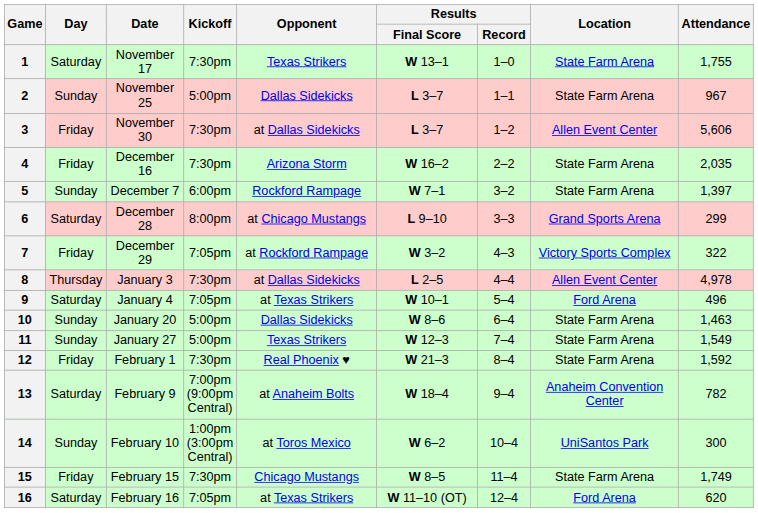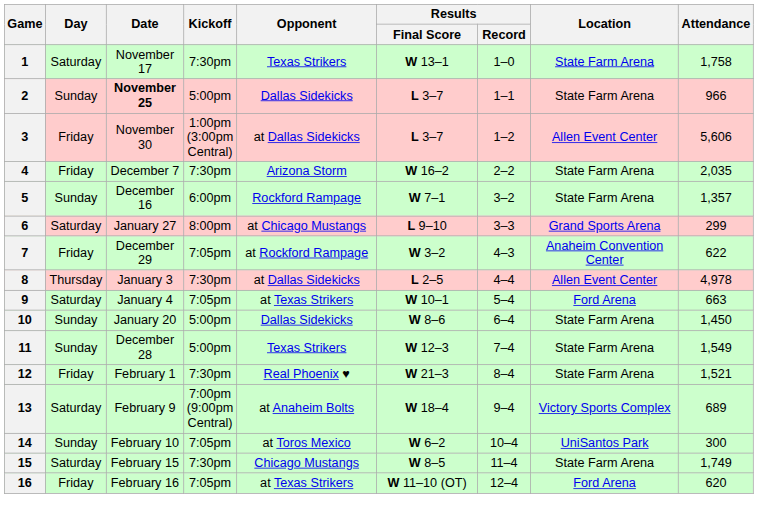(716, 61) 1,755 -> (716, 61) 1,758
(145, 95) normal -> (145, 95) bold
(716, 95) 967 -> (716, 95) 966
(210, 130) 7:30pm -> (210, 137) 1:00pm (3:00pm Central)
(145, 164) December 16 -> (145, 171) December 7
(145, 191) December 7 -> (145, 198) December 16
(716, 191) 1,397 -> (716, 198) 1,357
(145, 218) December 28 -> (145, 225) January 27
(605, 253) Victory Sports Complex -> (605, 253) Anaheim Convention Center
(716, 253) 322 -> (716, 253) 622
(716, 300) 496 -> (716, 300) 663
(716, 320) 1,463 -> (716, 320) 1,450
(145, 340) January 27 -> (145, 347) December 28
(716, 360) 1,592 -> (716, 374) 1,521
(605, 394) Anaheim Convention Center -> (605, 408) Victory Sports Complex
(716, 394) 782 -> (716, 408) 689
(210, 443) 1:00pm (3:00pm Central) -> (210, 443) 7:05pm
(76, 477) Friday -> (76, 463) Saturday
(76, 497) Saturday -> (76, 483) Friday
